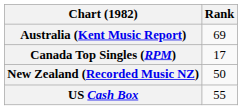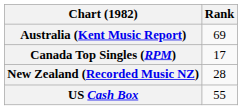(220, 74) 50 -> (220, 74) 28
